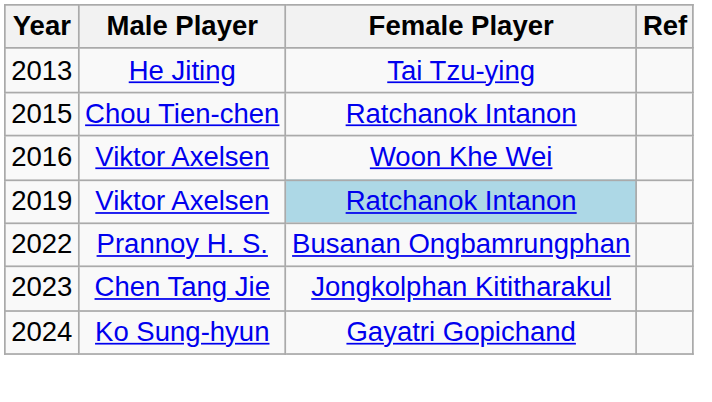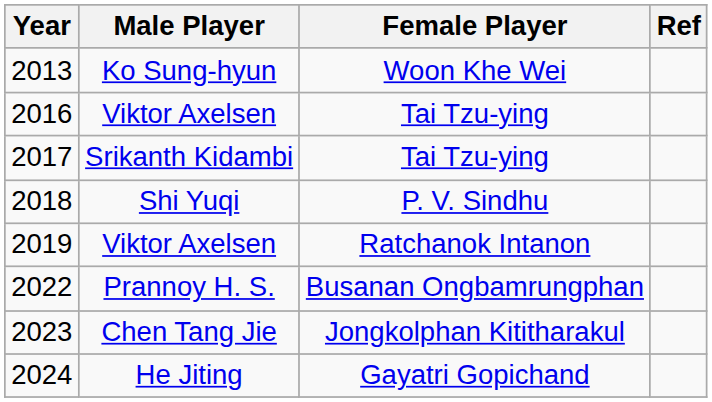(182, 69) He Jiting -> (189, 69) Ko Sung-hyun
(461, 69) Tai Tzu-ying -> (475, 69) Woon Khe Wei
- row: (42, 113)
(461, 157) Woon Khe Wei -> (475, 113) Tai Tzu-ying
+ row: (42, 157)
+ row: (42, 200)
(461, 200) lightblue background -> (475, 244) no background
(182, 331) Ko Sung-hyun -> (189, 375) He Jiting
